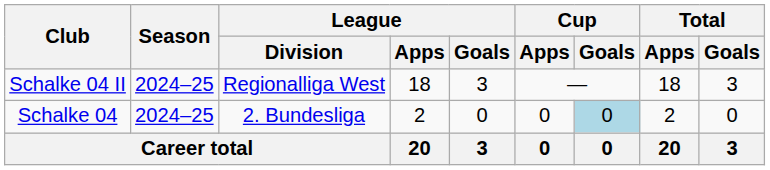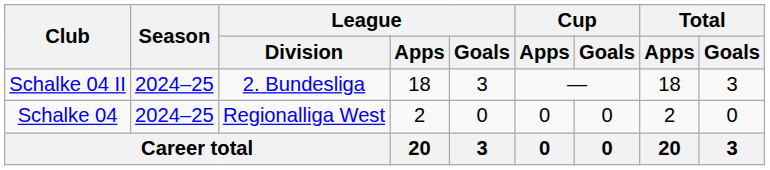(304, 84) Regionalliga West -> (304, 84) 2. Bundesliga
(304, 116) 2. Bundesliga -> (304, 116) Regionalliga West
(607, 116) lightblue background -> (607, 116) no background
